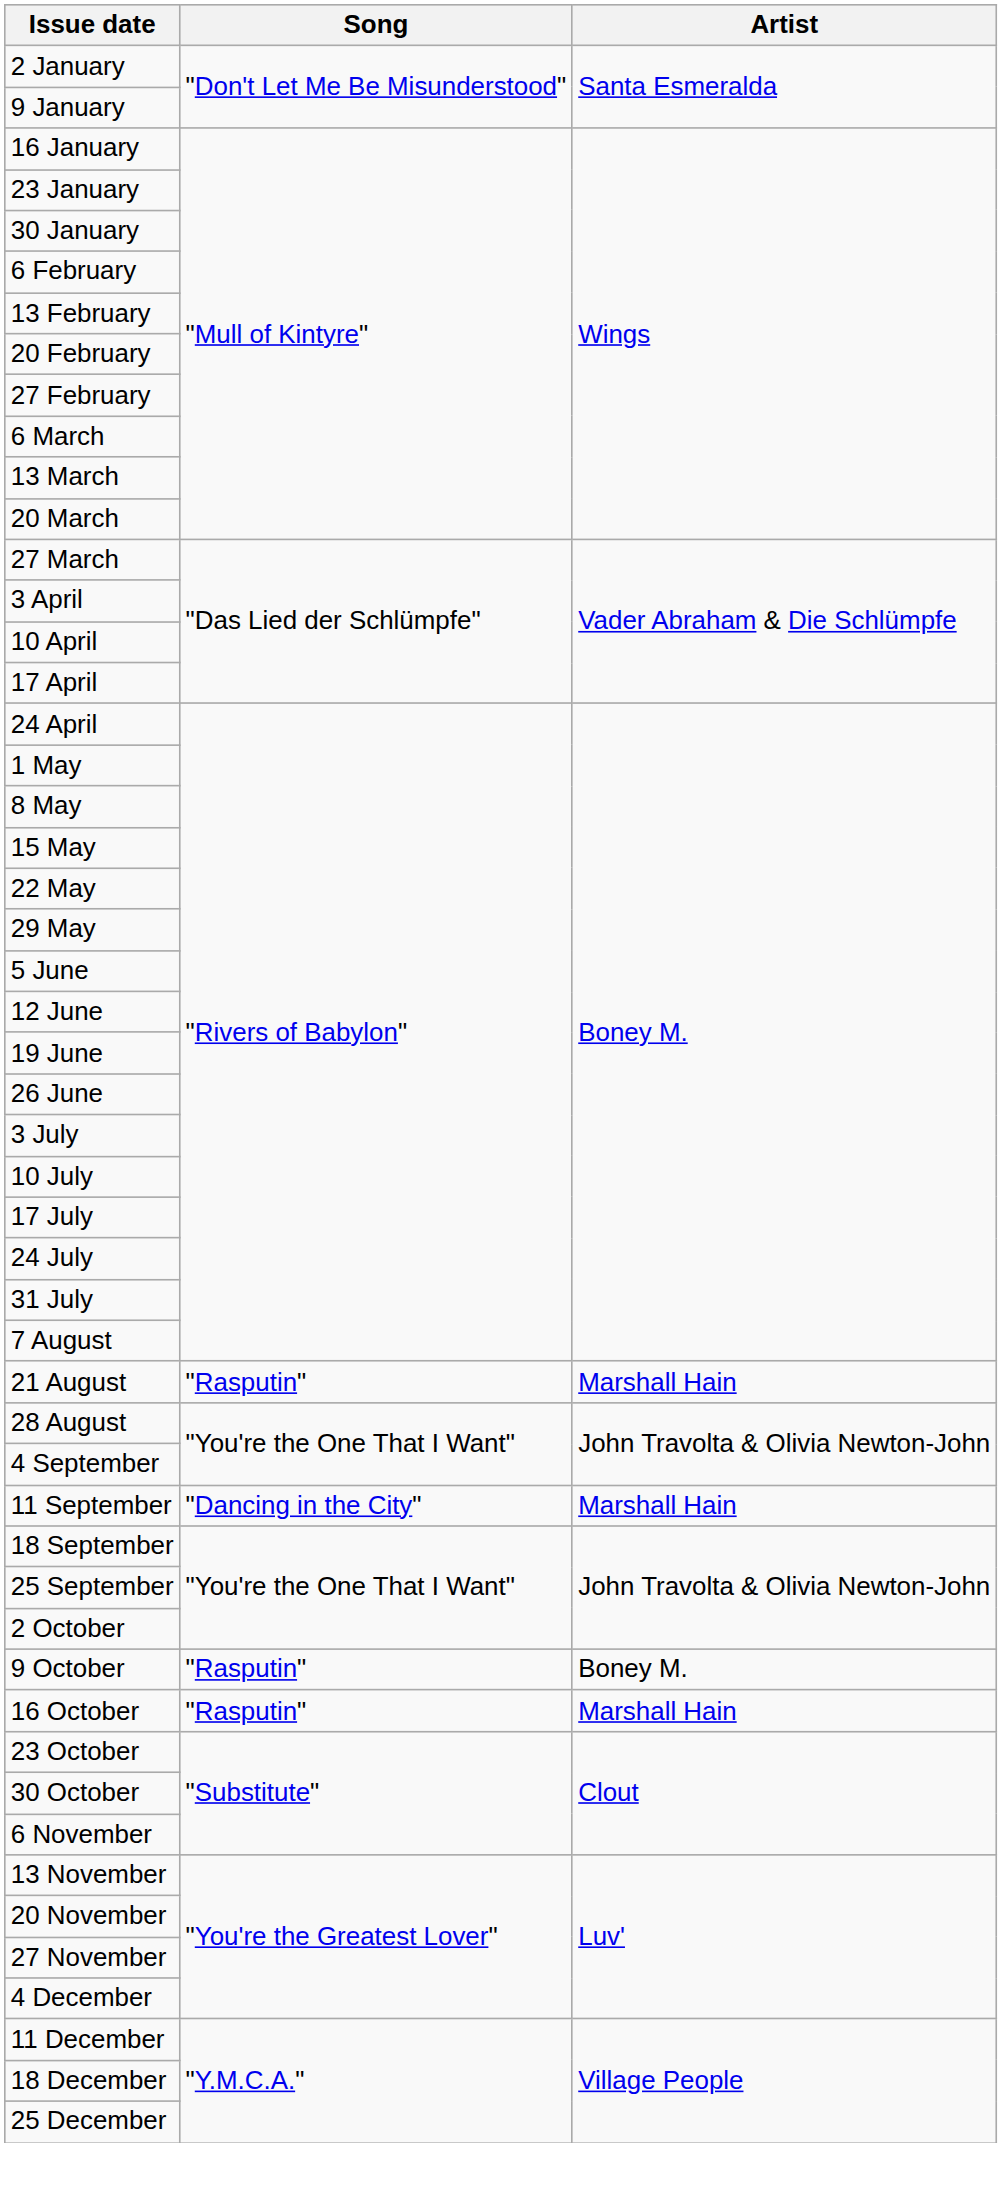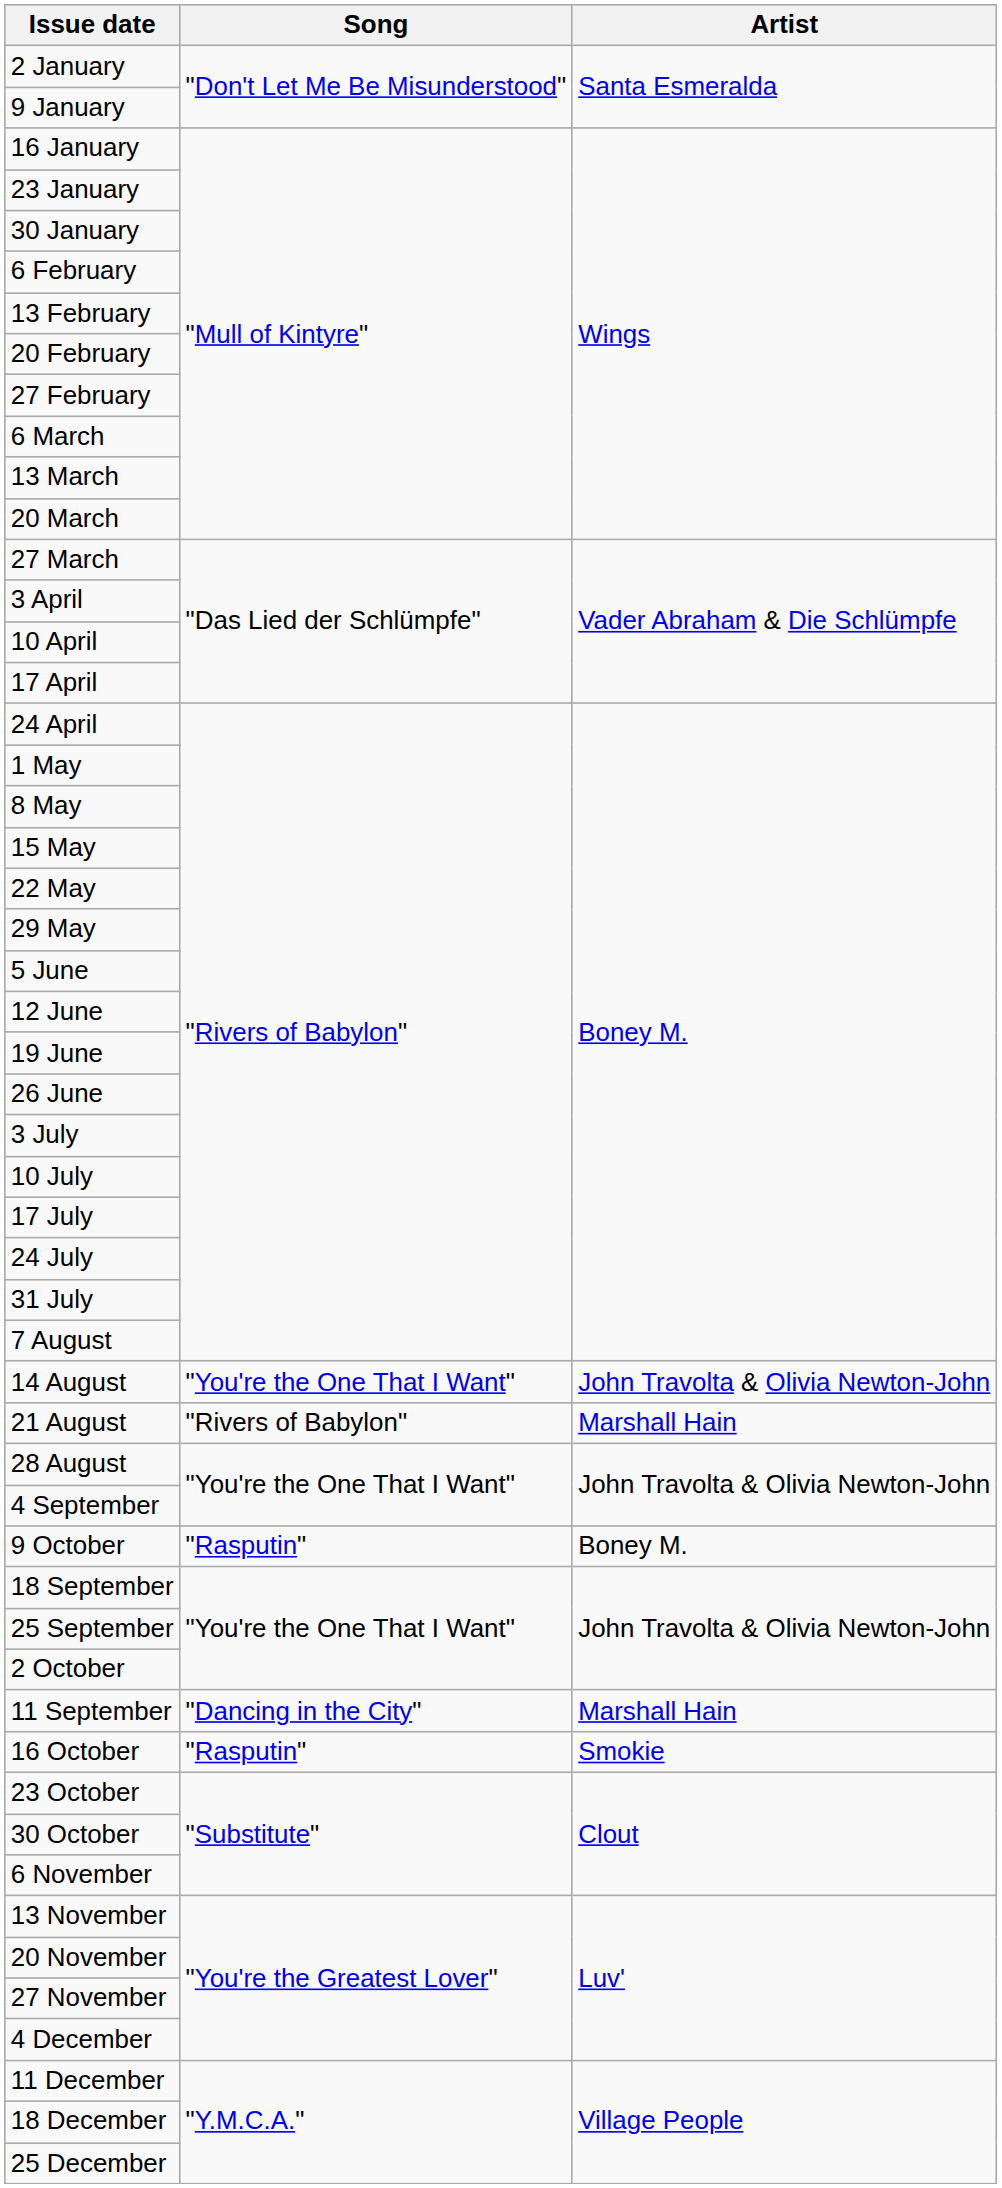+ row: (68, 1381)
(246, 1381) "Rasputin" -> (296, 1422) "Rivers of Babylon"
rows swapped: (91, 1504) <-> (68, 1669)
(657, 1710) Marshall Hain -> (621, 1751) Smokie
